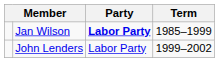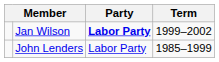(184, 31) 1985–1999 -> (184, 31) 1999–2002
(184, 48) 1999–2002 -> (184, 48) 1985–1999
